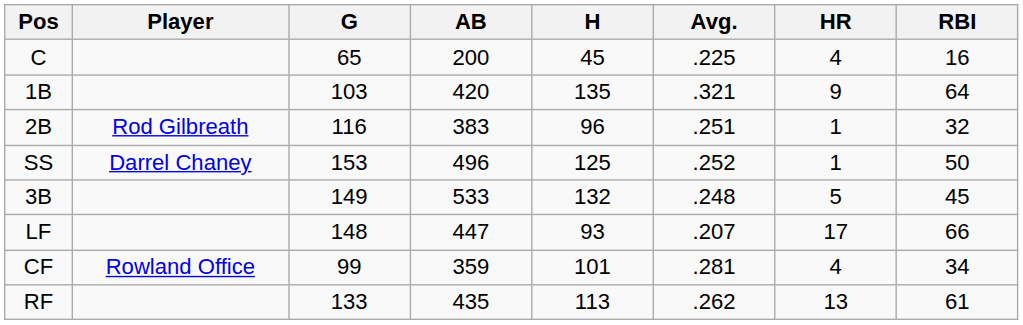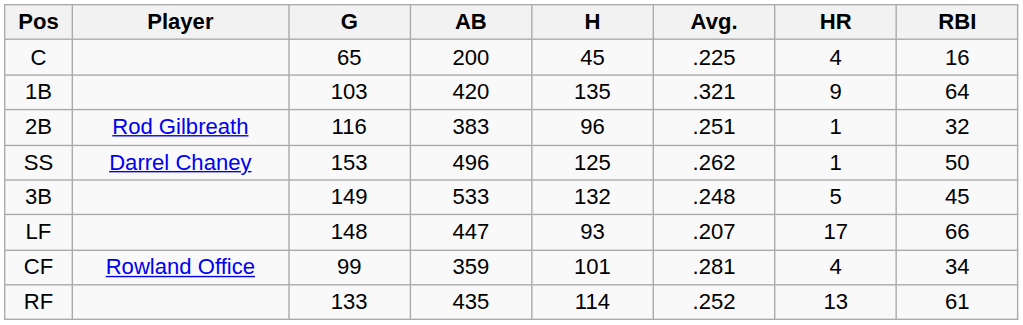(714, 162) .252 -> (714, 162) .262
(592, 302) 113 -> (592, 302) 114
(714, 302) .262 -> (714, 302) .252
